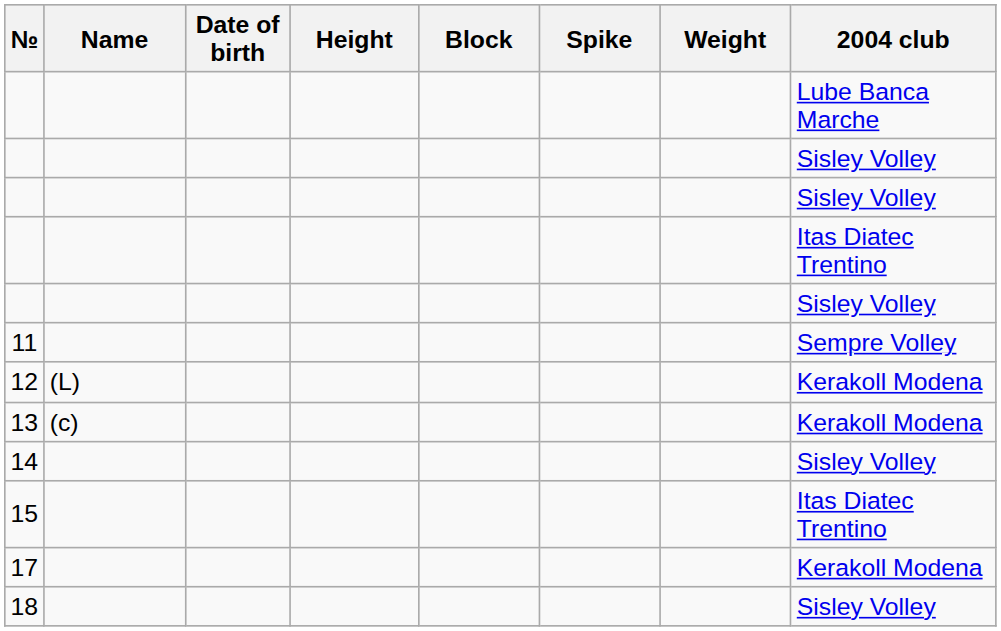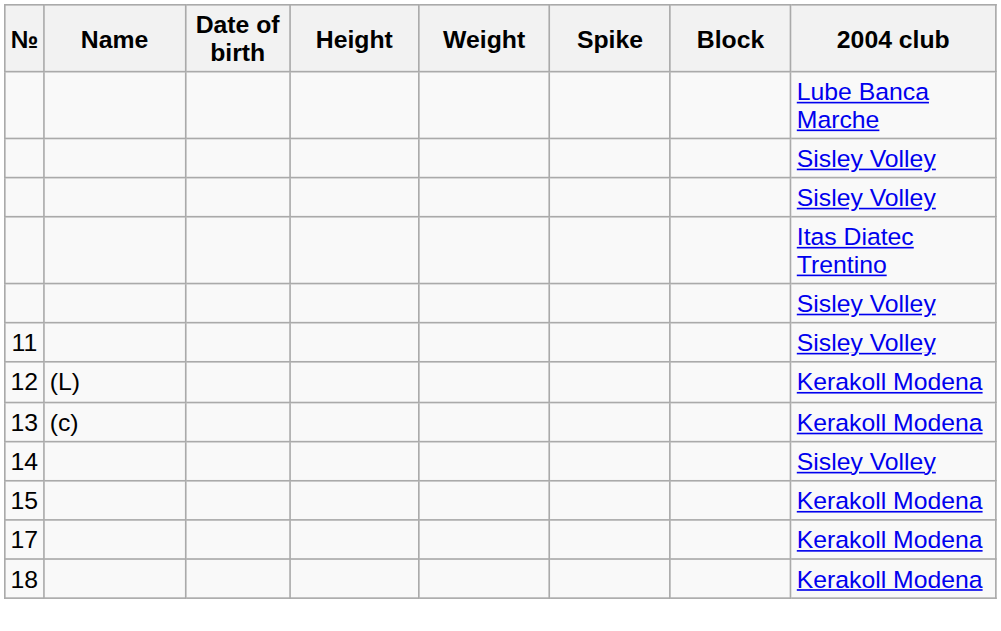columns swapped: (725, 38) <-> (479, 38)
(877, 343) Sempre Volley -> (866, 343) Sisley Volley
(855, 514) Itas Diatec Trentino -> (890, 500) Kerakoll Modena
(866, 606) Sisley Volley -> (890, 578) Kerakoll Modena
